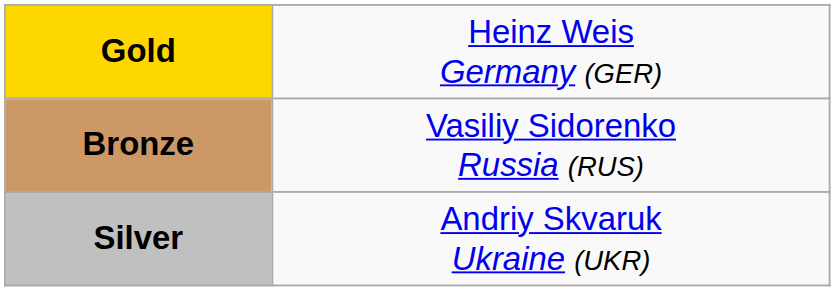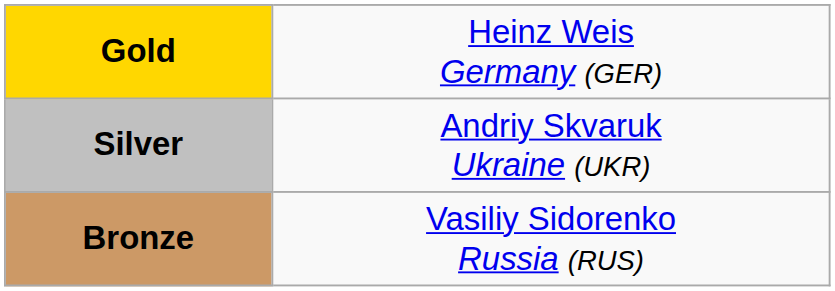rows swapped: (138, 237) <-> (138, 144)
